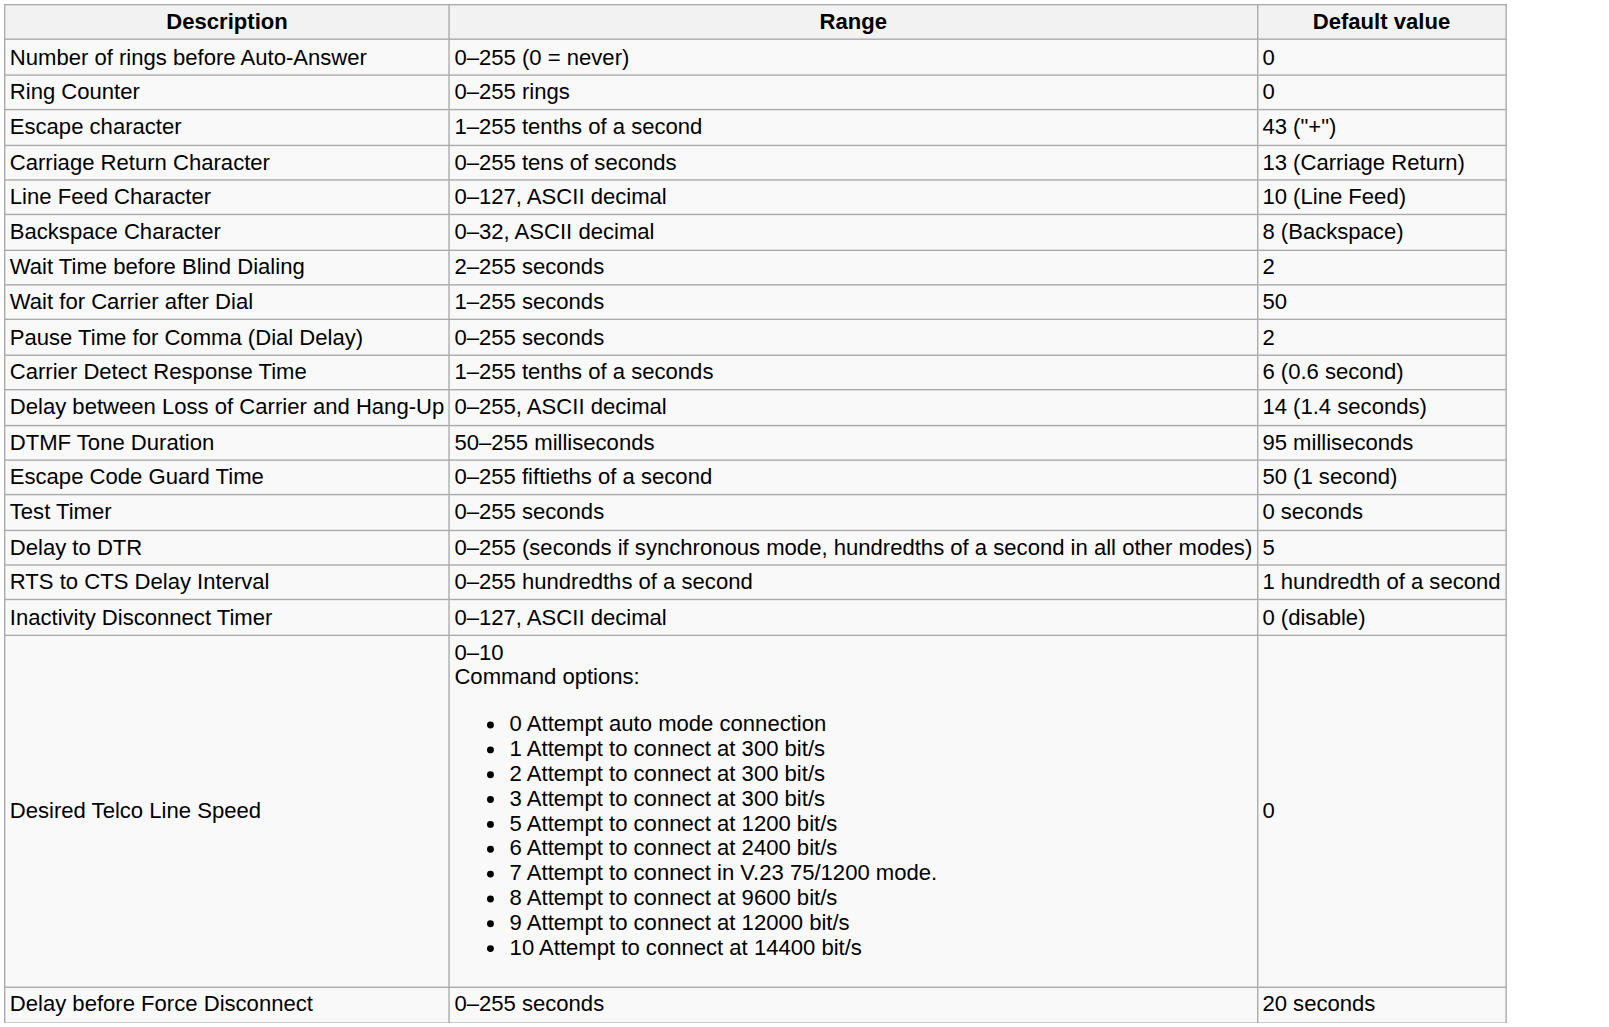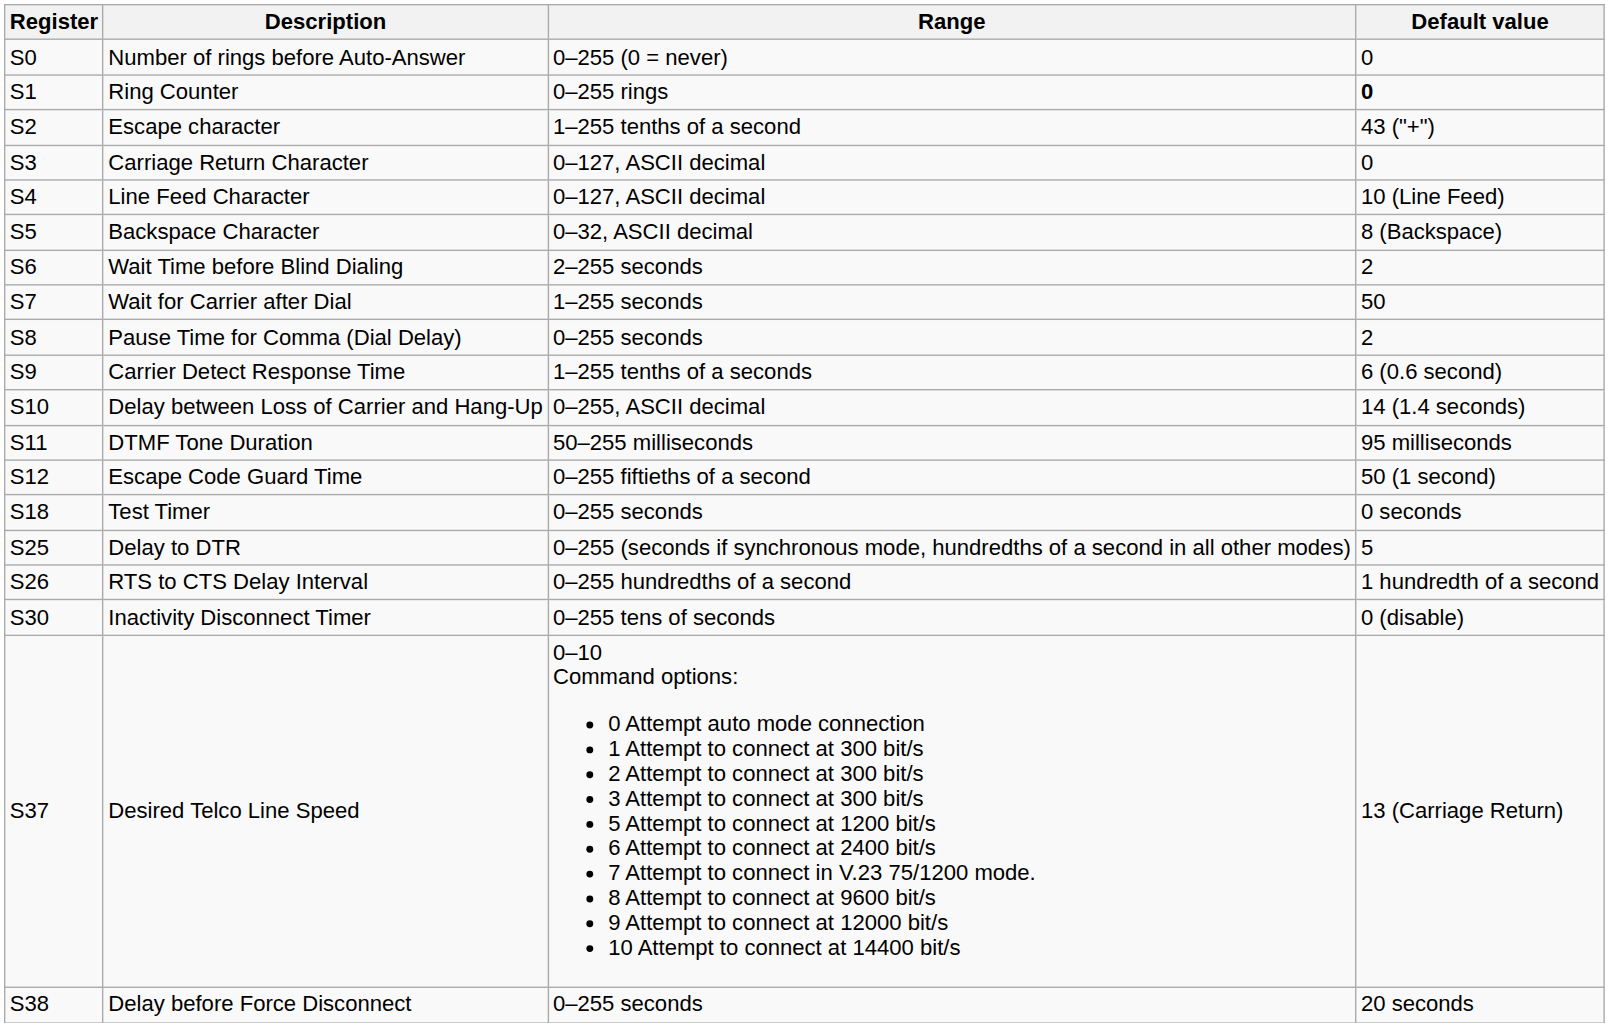+ column: (54, 22)
(1269, 92) normal -> (1367, 92) bold
(566, 162) 0–255 tens of seconds -> (659, 162) 0–127, ASCII decimal
(1364, 162) 13 (Carriage Return) -> (1367, 162) 0
(561, 617) 0–127, ASCII decimal -> (664, 617) 0–255 tens of seconds
(1269, 811) 0 -> (1462, 811) 13 (Carriage Return)
